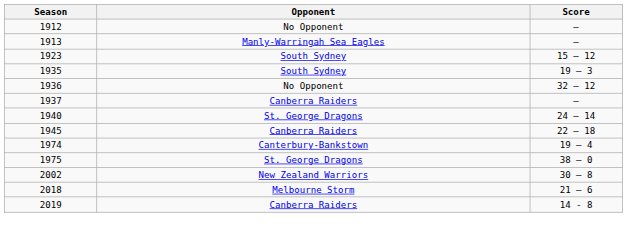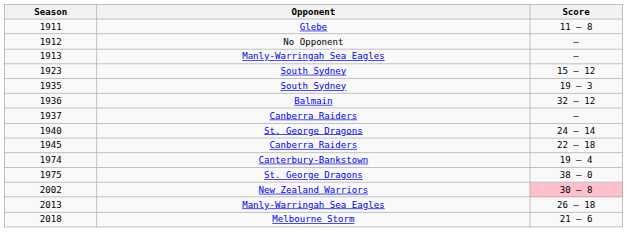+ row: (51, 27)
(313, 86) No Opponent -> (313, 101) Balmain
(576, 175) no background -> (576, 190) pink background
+ row: (51, 205)
- row: (51, 205)
